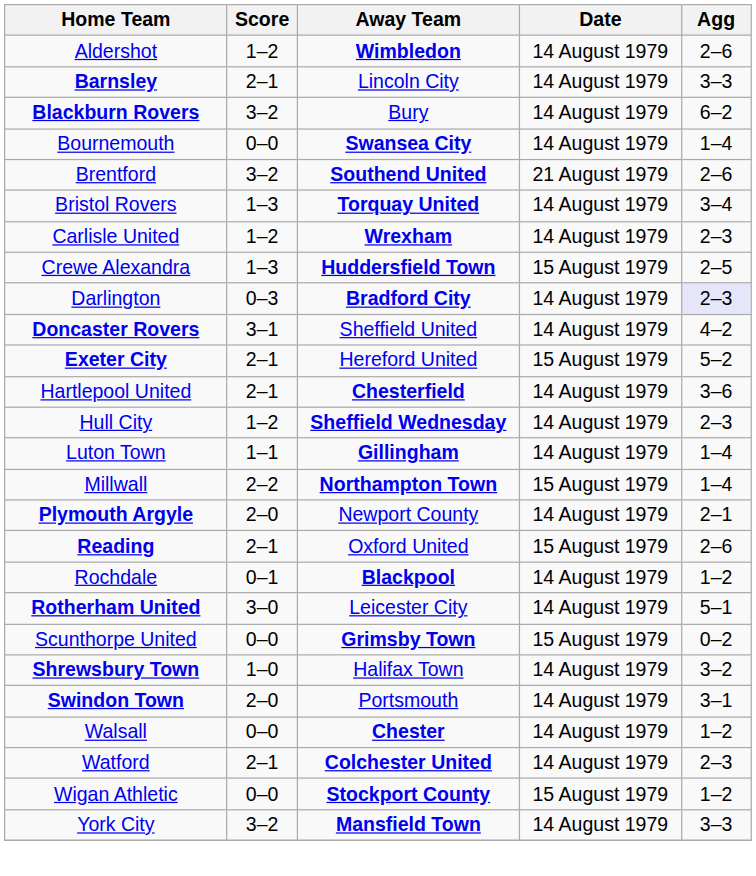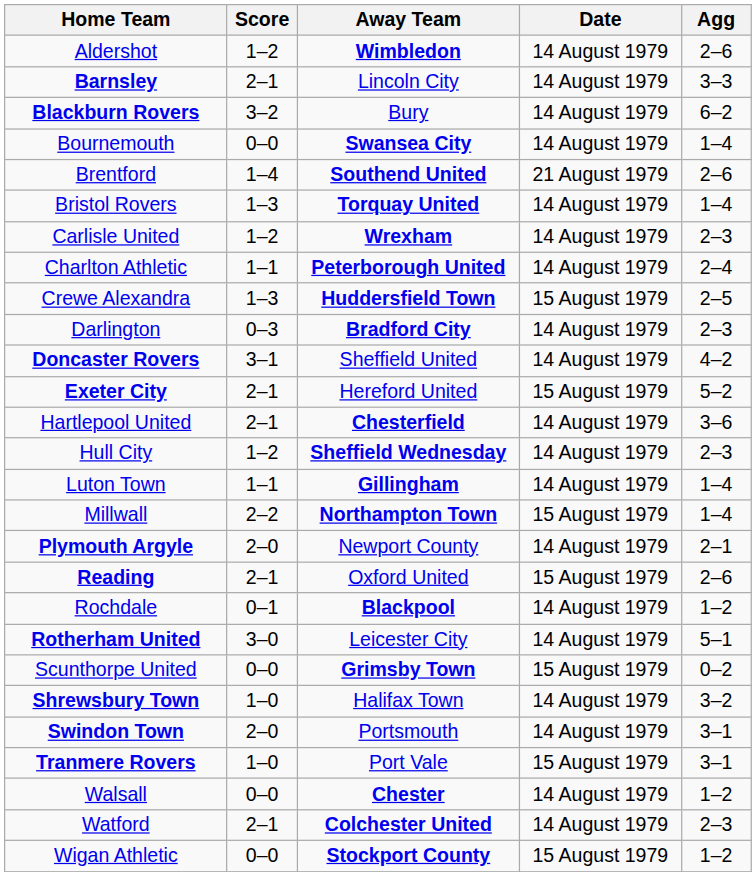(262, 174) 3–2 -> (262, 174) 1–4
(716, 205) 3–4 -> (716, 205) 1–4
+ row: (116, 267)
(716, 298) lavender background -> (716, 329) no background
+ row: (116, 762)
- row: (116, 824)
